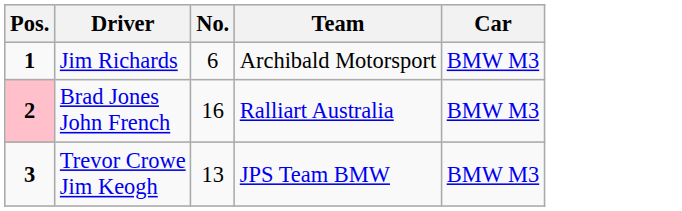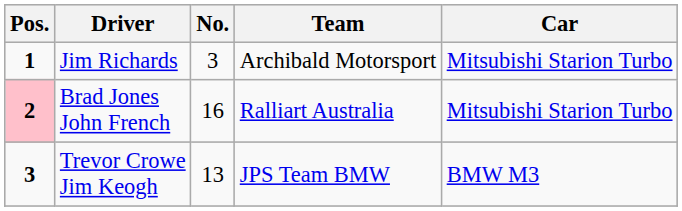(213, 60) 6 -> (213, 60) 3
(493, 60) BMW M3 -> (560, 60) Mitsubishi Starion Turbo
(493, 110) BMW M3 -> (560, 110) Mitsubishi Starion Turbo
